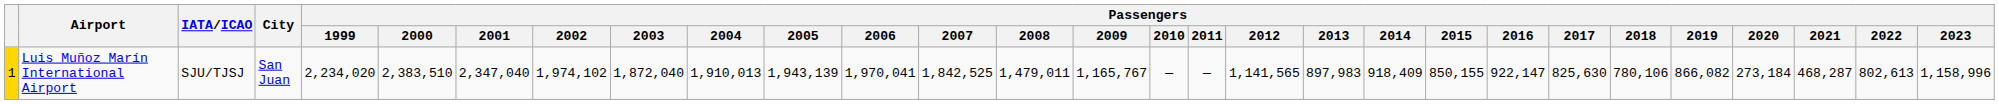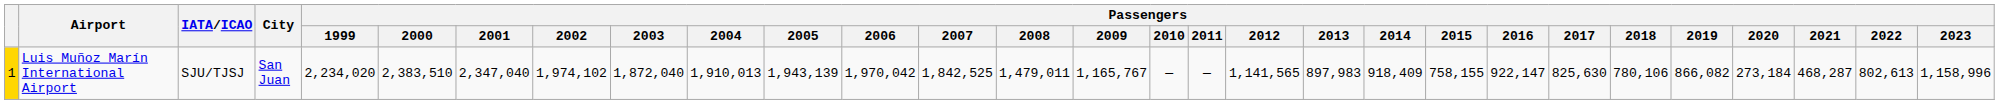(880, 73) 1,970,041 -> (880, 73) 1,970,042
(1456, 73) 850,155 -> (1456, 73) 758,155
